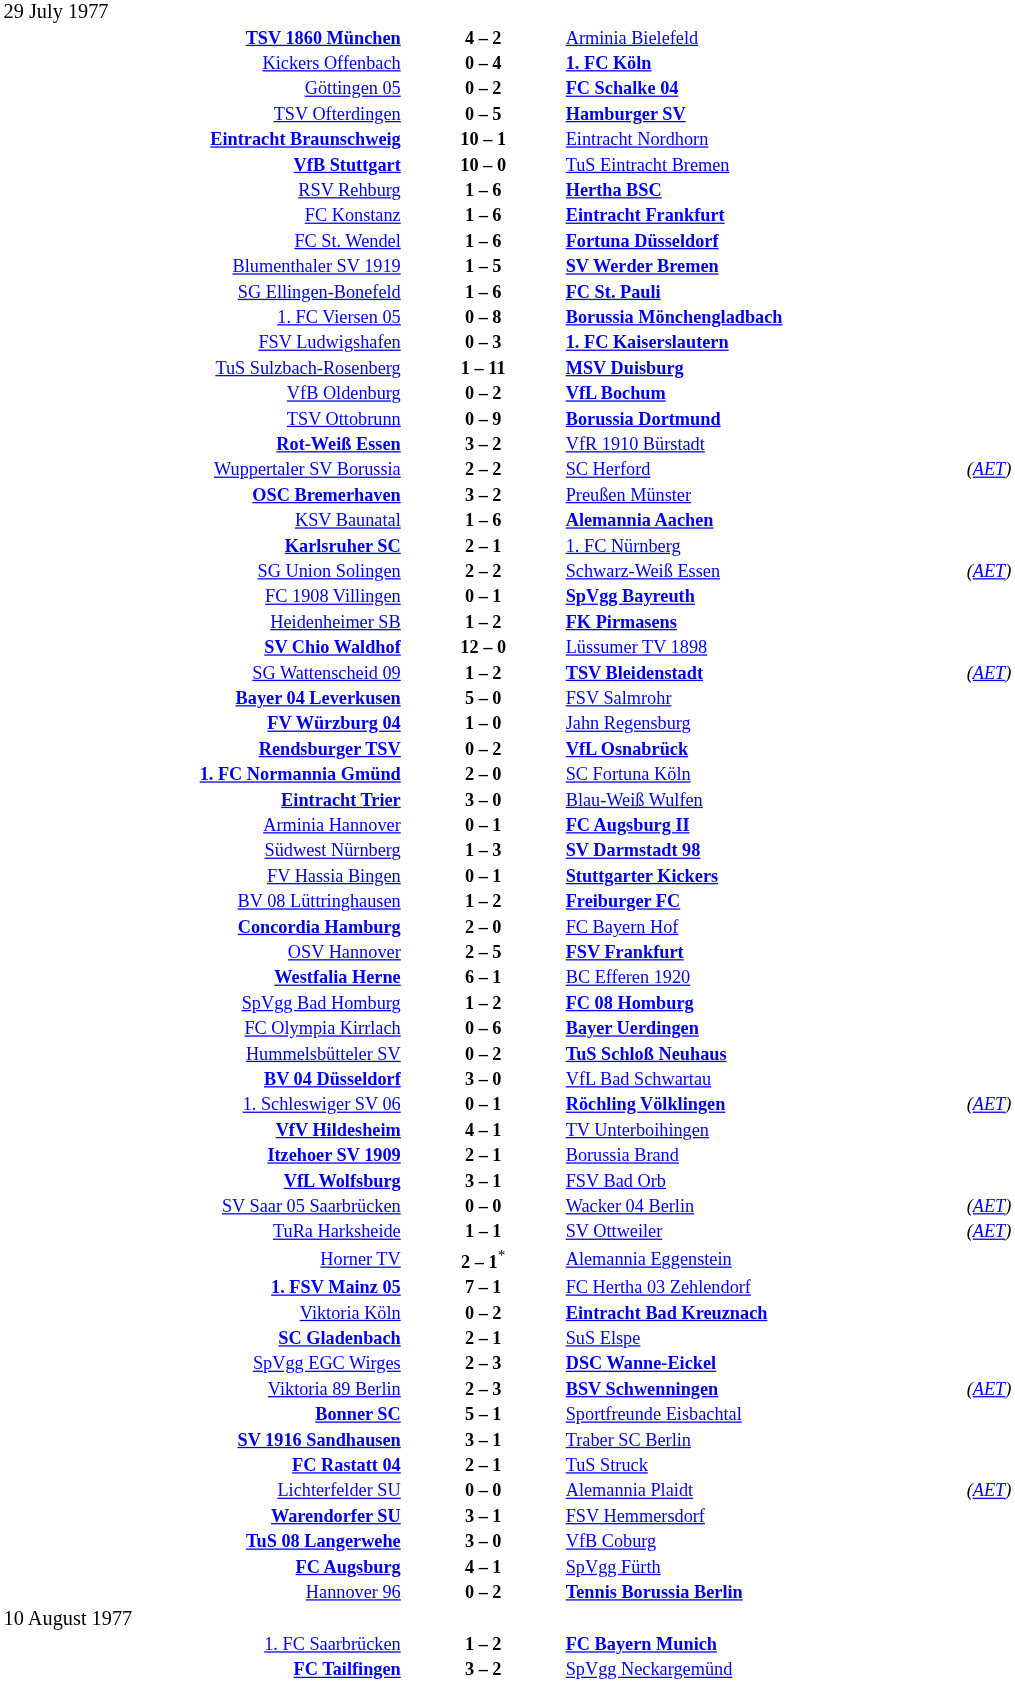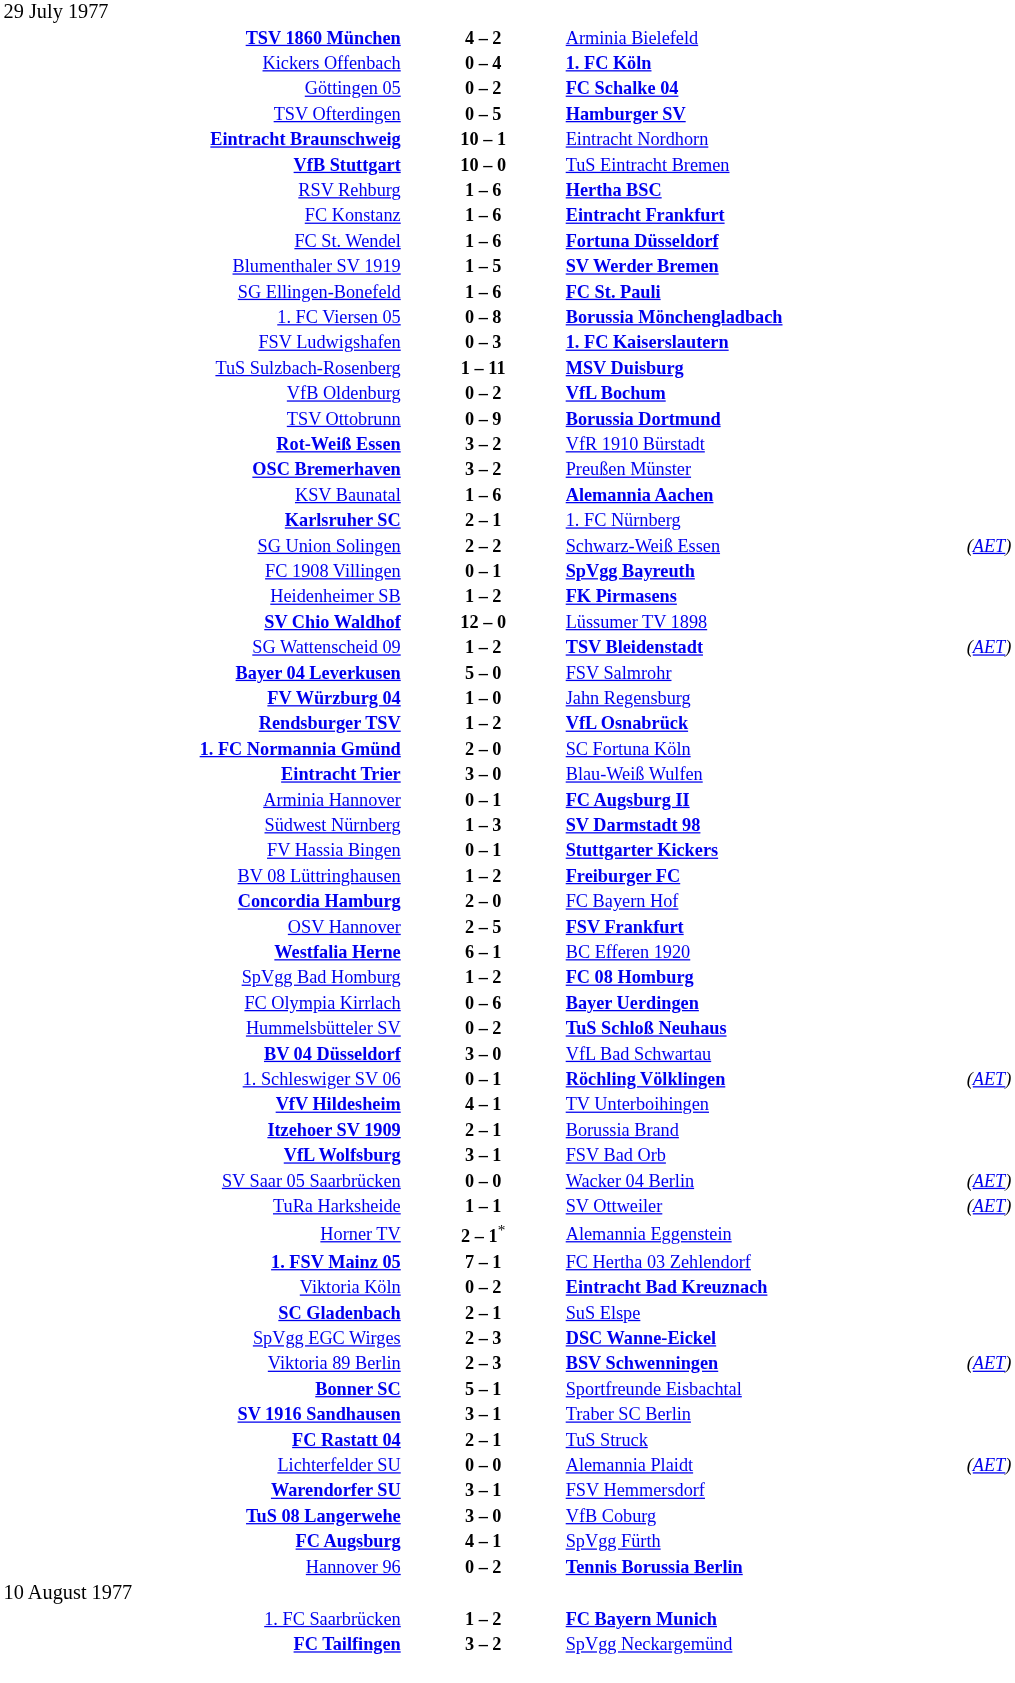- row: (307, 469)
(483, 748) 0 – 2 -> (483, 723) 1 – 2
